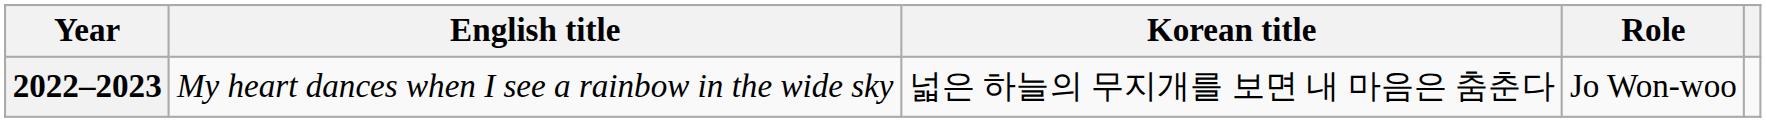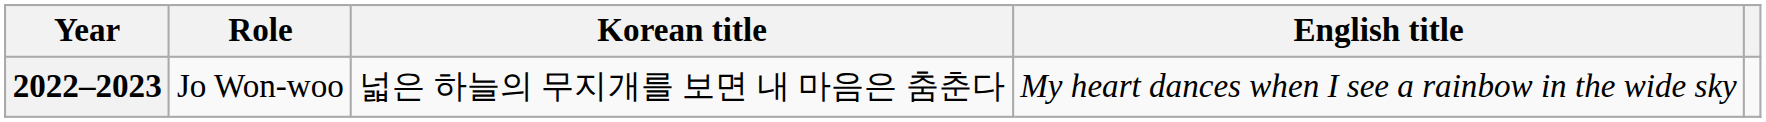columns swapped: (535, 30) <-> (1653, 30)
